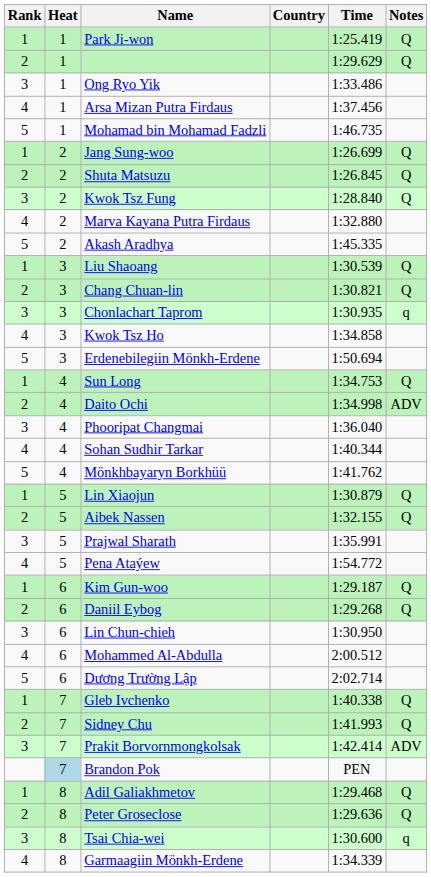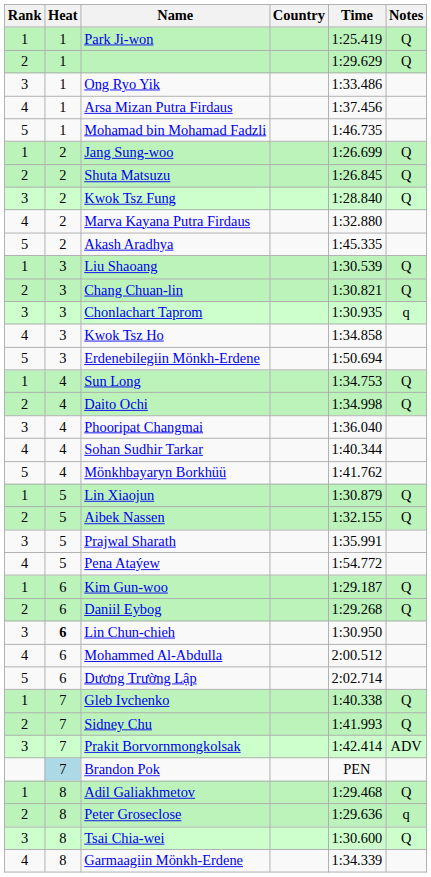(406, 404) ADV -> (406, 404) Q
(63, 632) normal -> (63, 632) bold
(406, 815) Q -> (406, 815) q
(406, 838) q -> (406, 838) Q
